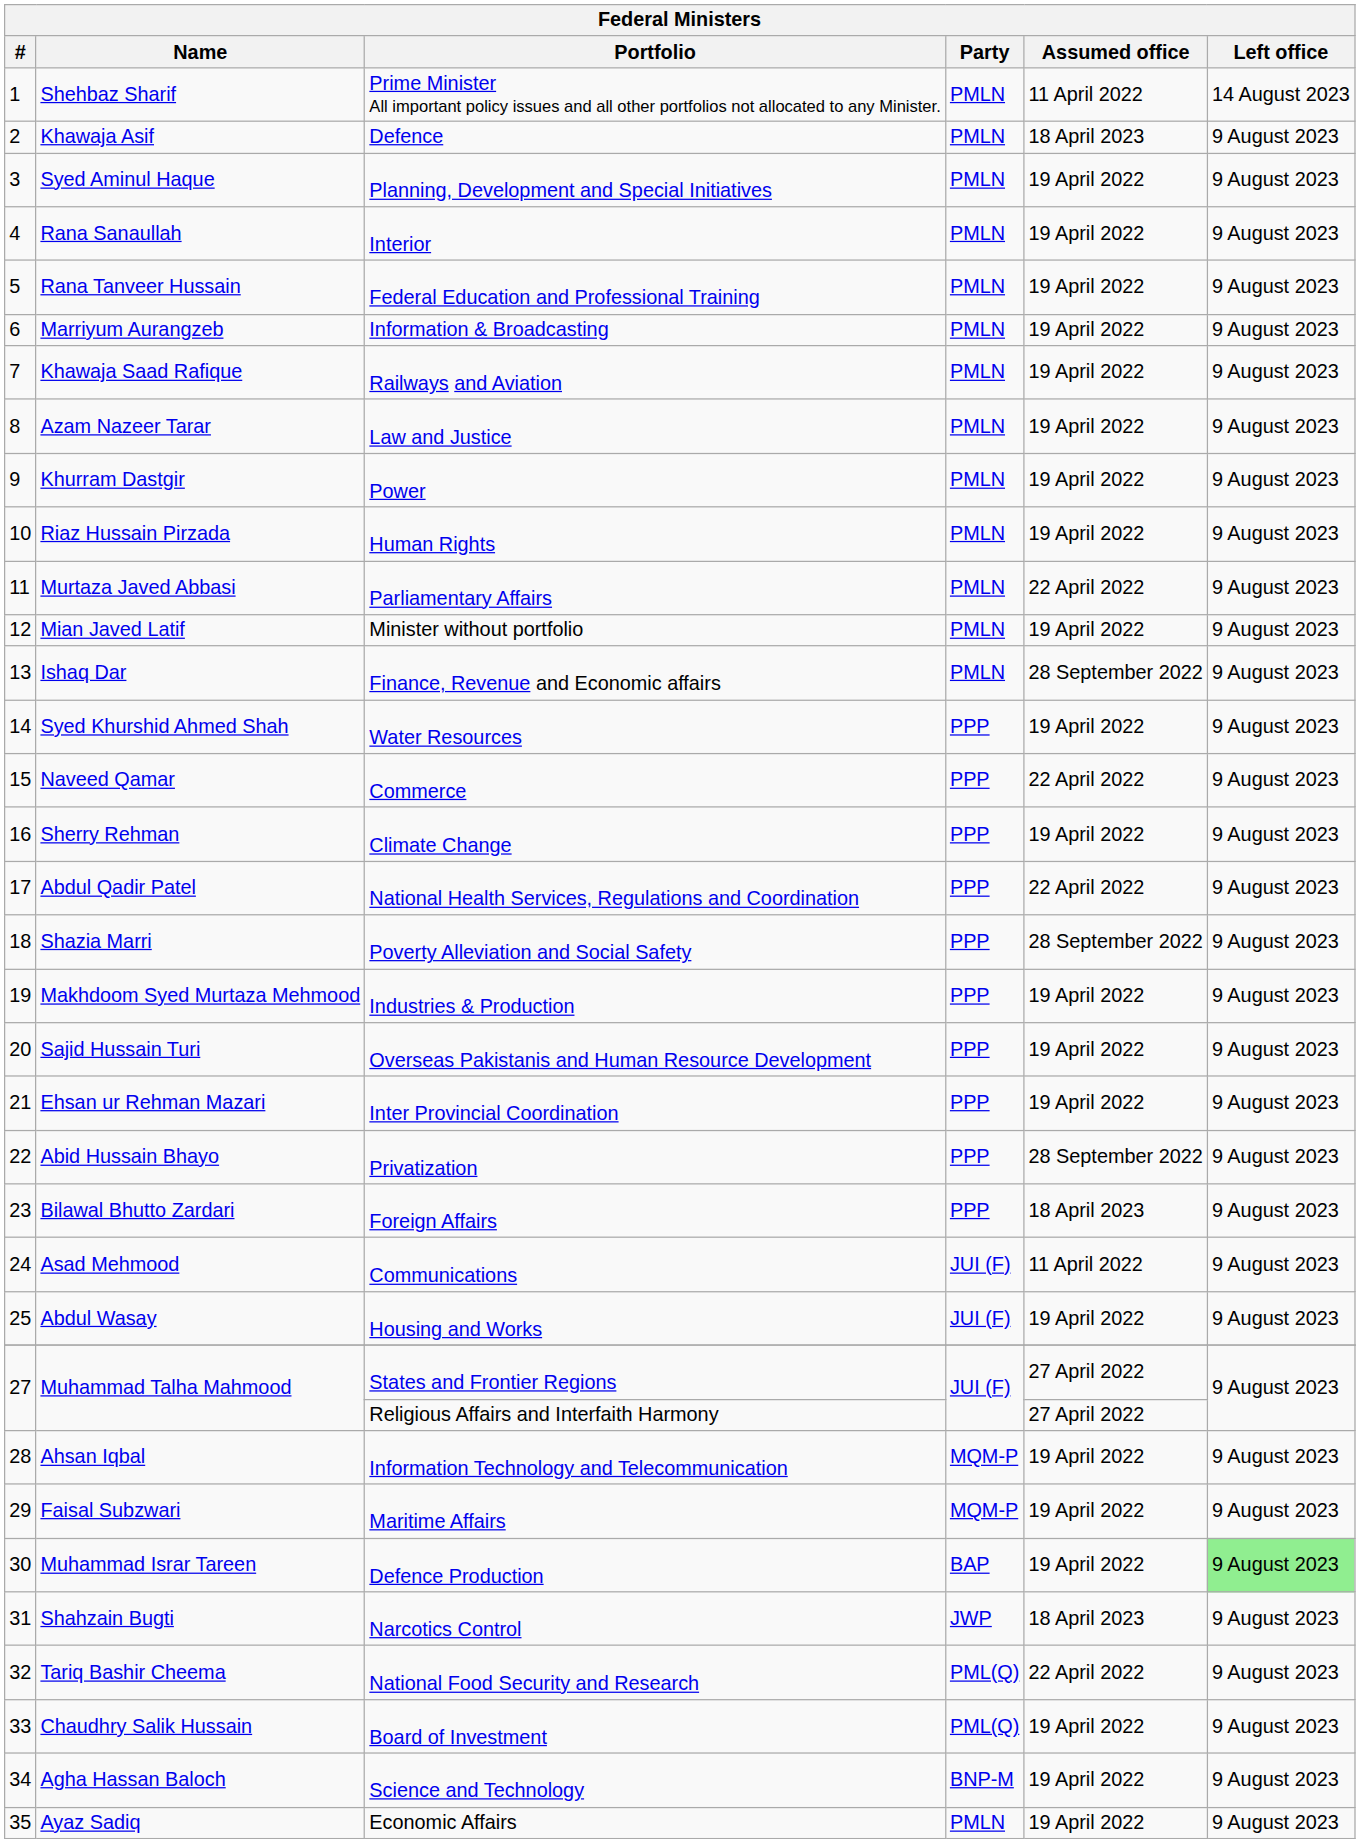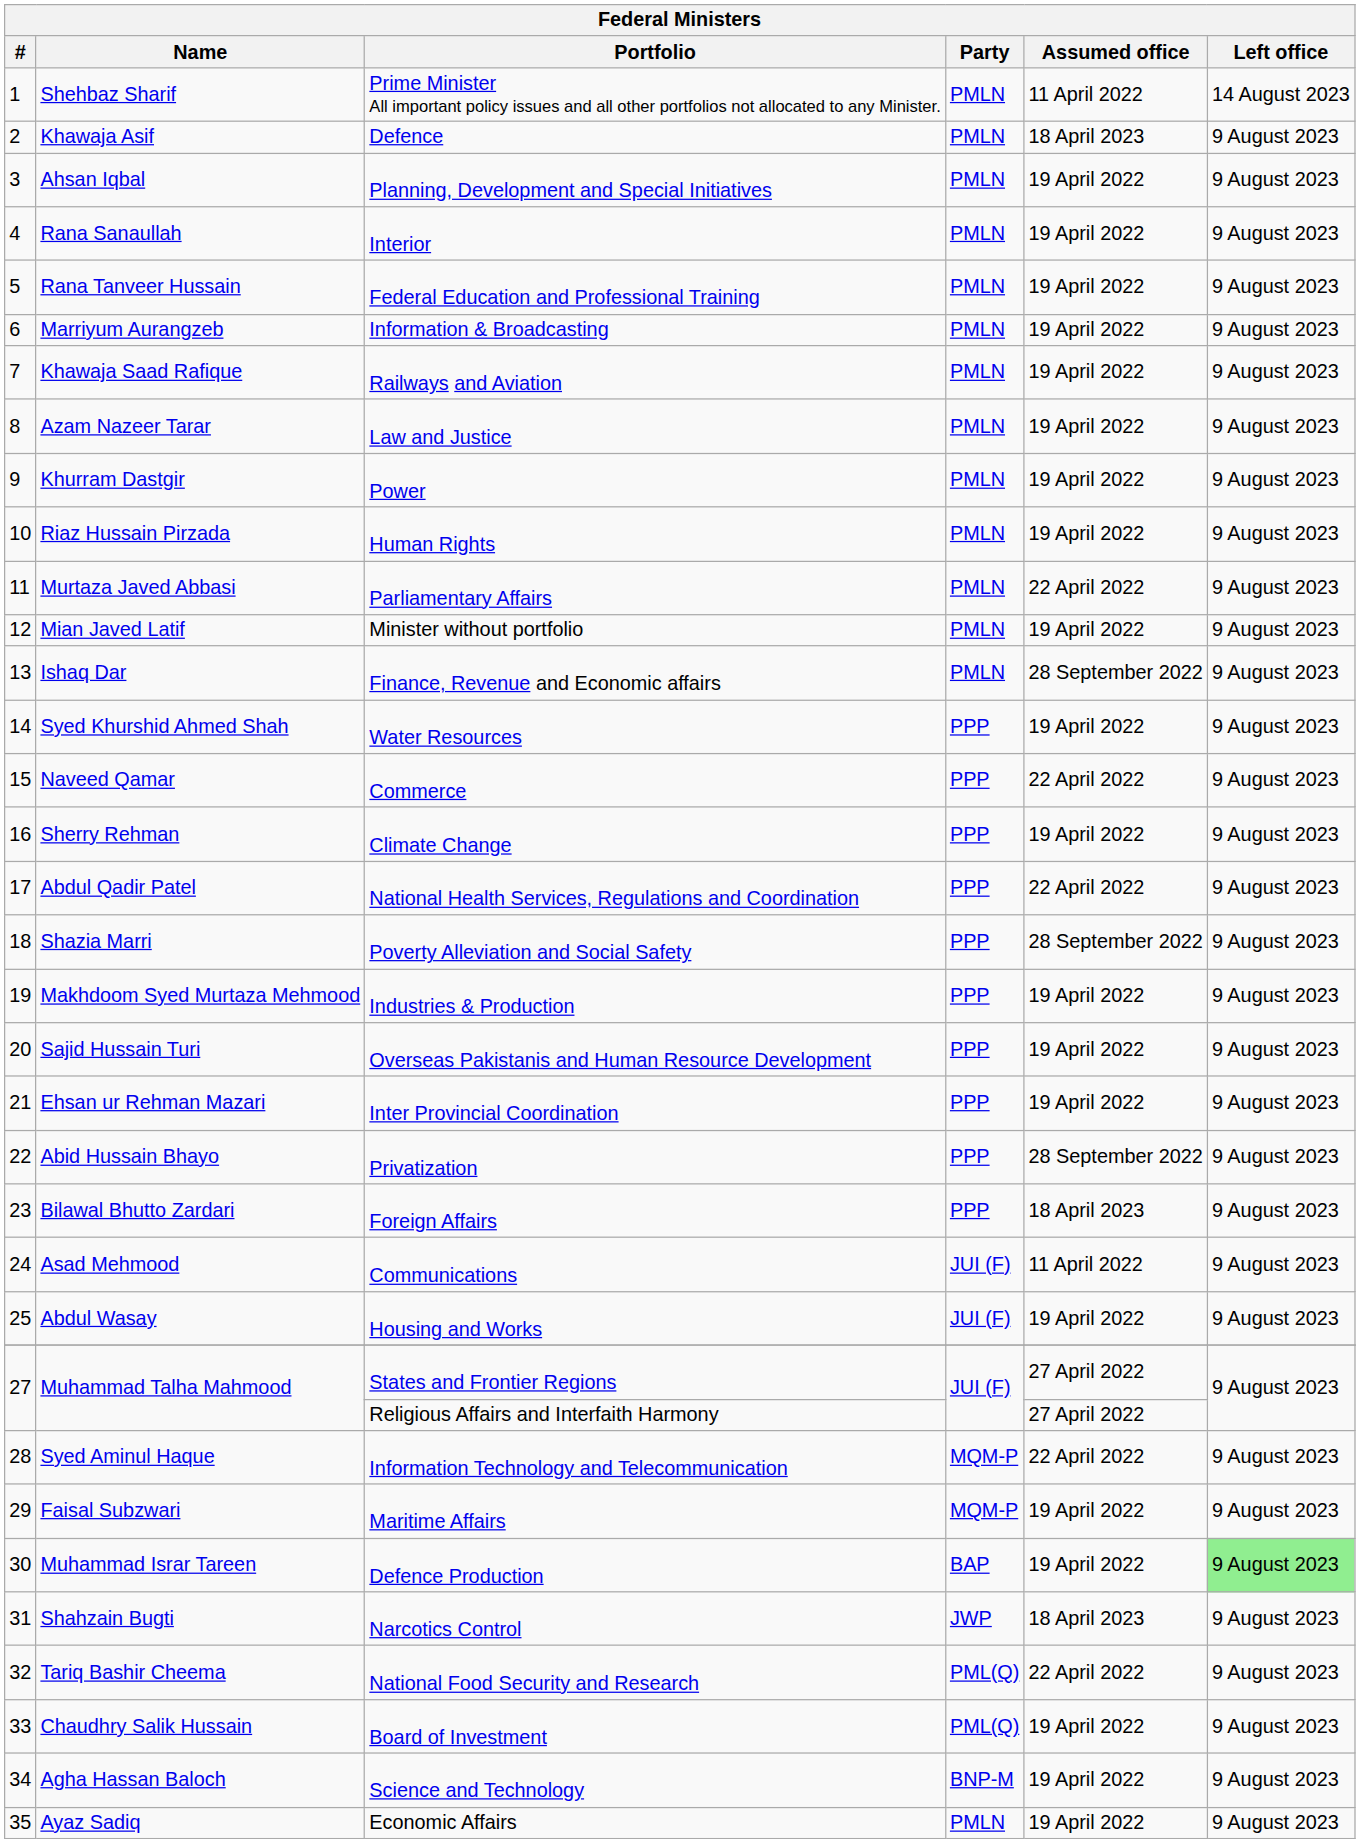(128, 179) Syed Aminul Haque -> (93, 179) Ahsan Iqbal
(93, 1457) Ahsan Iqbal -> (128, 1457) Syed Aminul Haque
(1086, 1457) 19 April 2022 -> (1086, 1457) 22 April 2022
